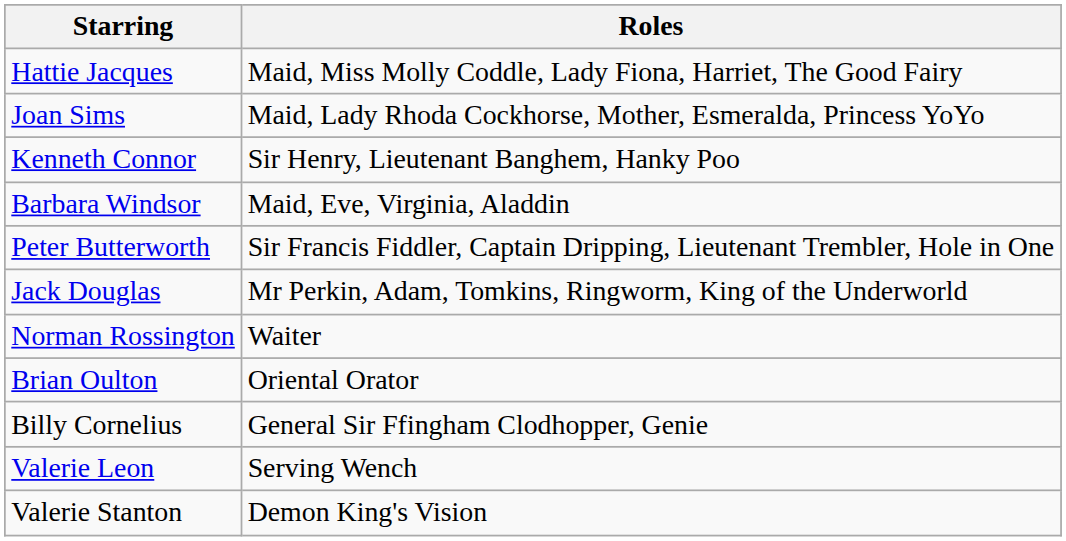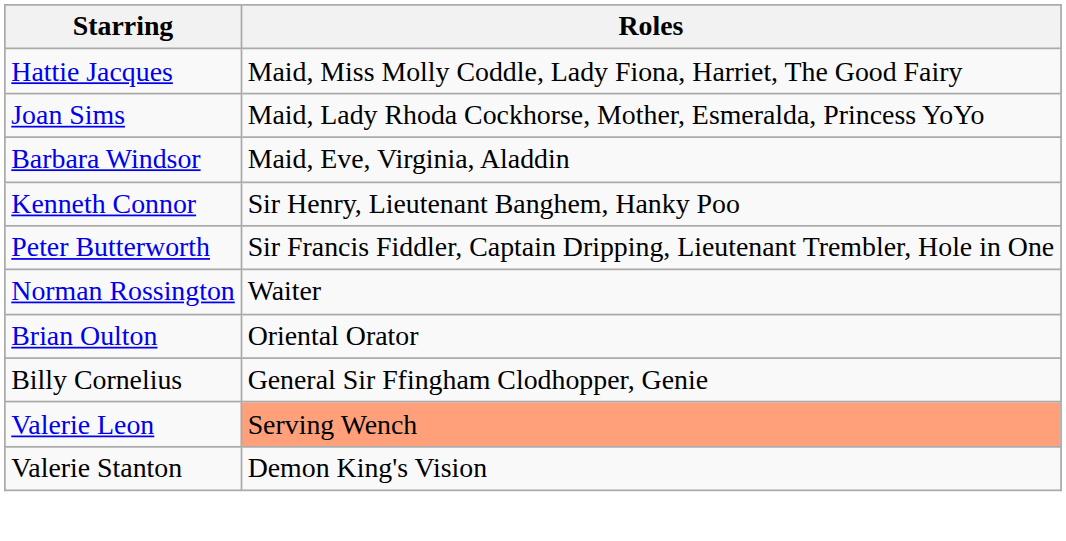rows swapped: (106, 203) <-> (104, 159)
- row: (86, 291)
(332, 468) no background -> (332, 423) lightsalmon background
